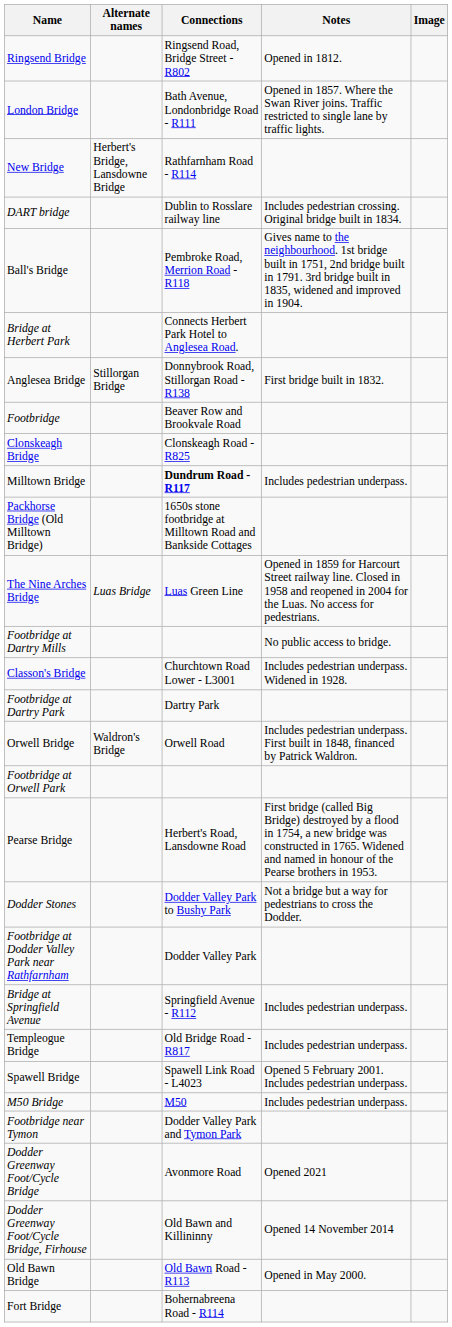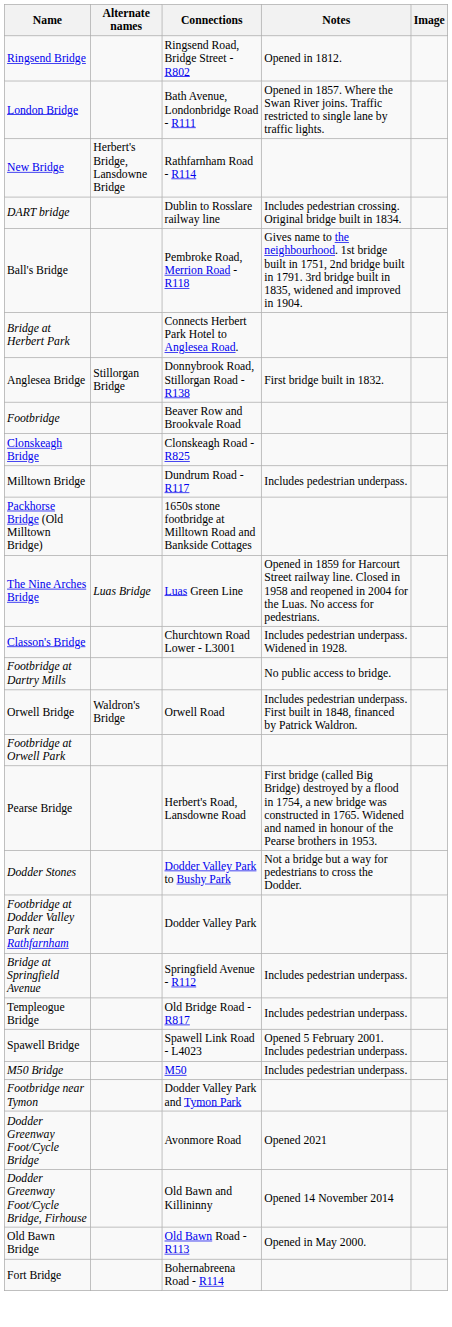(207, 481) bold -> (204, 481) normal
rows swapped: (46, 673) <-> (39, 642)
- row: (39, 705)
